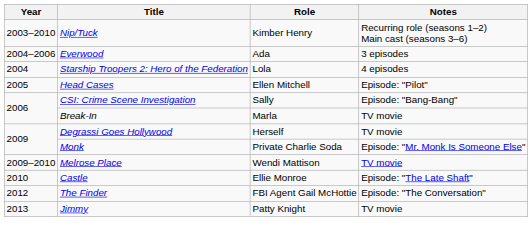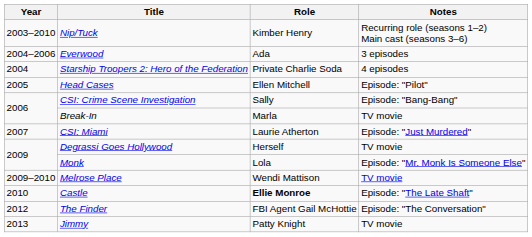(262, 69) Lola -> (297, 69) Private Charlie Soda
+ row: (84, 131)
(297, 147) Private Charlie Soda -> (262, 162) Lola
(280, 178) normal -> (281, 193) bold
